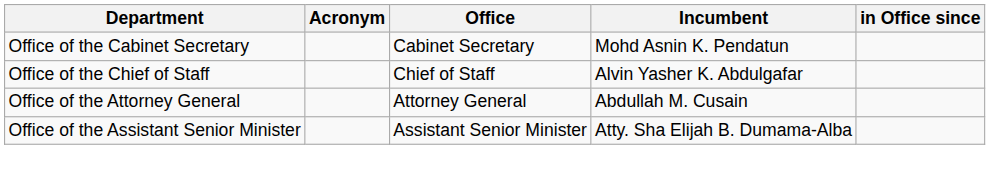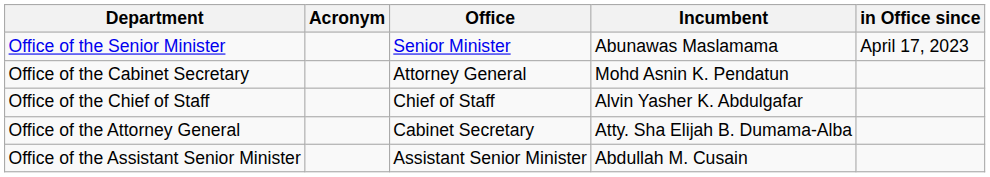+ row: (117, 46)
(464, 46) Cabinet Secretary -> (460, 74) Attorney General
(460, 102) Attorney General -> (464, 130) Cabinet Secretary
(671, 102) Abdullah M. Cusain -> (724, 130) Atty. Sha Elijah B. Dumama-Alba
(724, 130) Atty. Sha Elijah B. Dumama-Alba -> (671, 158) Abdullah M. Cusain
